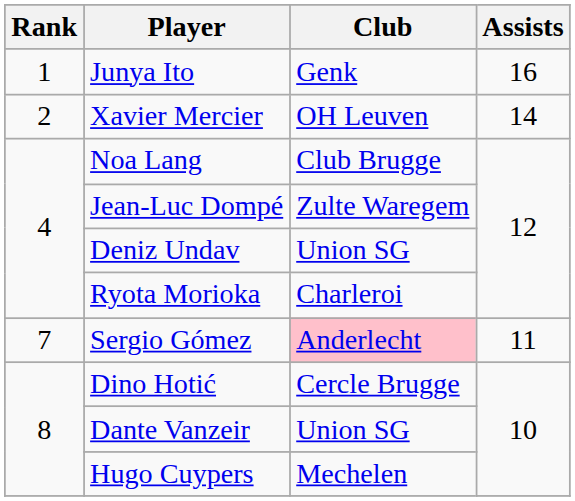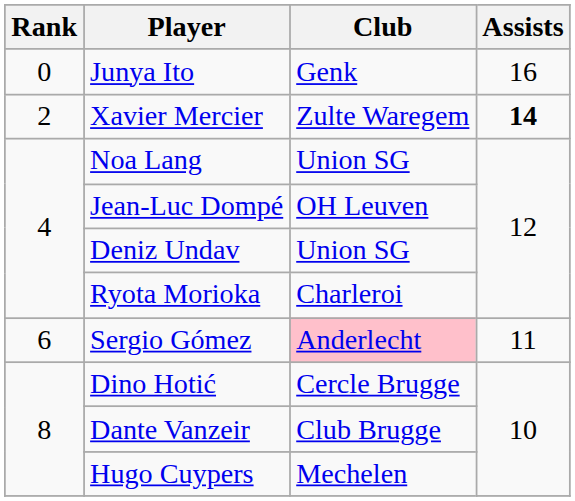(44, 71) 1 -> (44, 71) 0
(362, 116) OH Leuven -> (383, 116) Zulte Waregem
(523, 116) normal -> (523, 116) bold
(369, 160) Club Brugge -> (353, 160) Union SG
(383, 205) Zulte Waregem -> (362, 205) OH Leuven
(44, 339) 7 -> (44, 339) 6
(353, 428) Union SG -> (369, 428) Club Brugge
